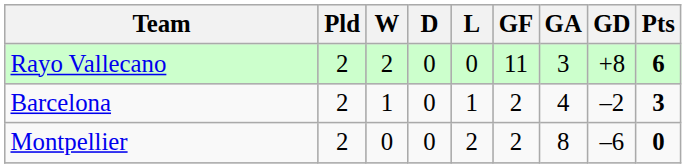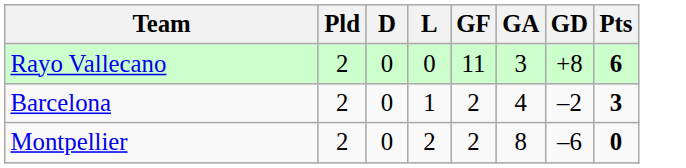- column: (387, 24)
